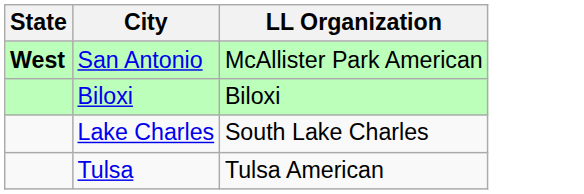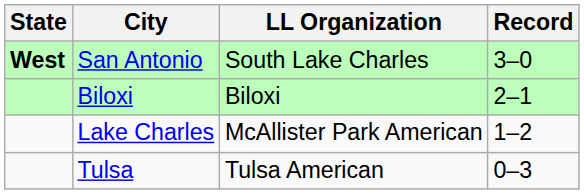+ column: (533, 22)
(354, 59) McAllister Park American -> (327, 59) South Lake Charles
(327, 133) South Lake Charles -> (354, 133) McAllister Park American
